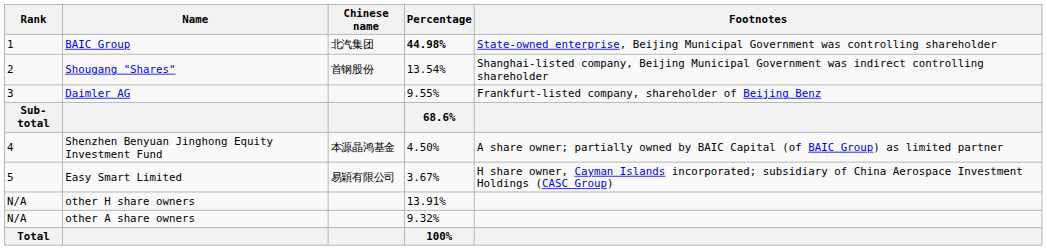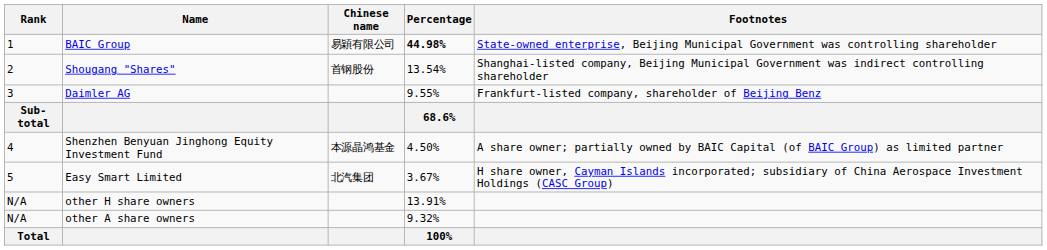(352, 44) 北汽集团 -> (363, 44) 易穎有限公司
(363, 177) 易穎有限公司 -> (352, 177) 北汽集团
